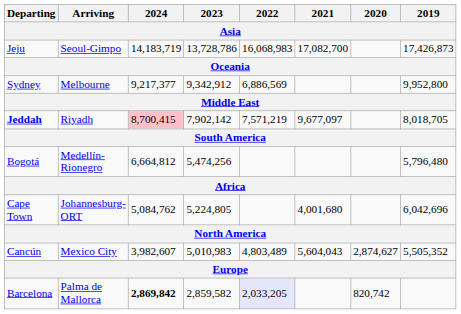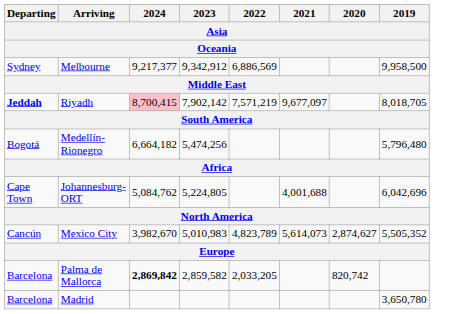- row: (91, 48)
(426, 84) 9,952,800 -> (404, 66) 9,958,500
(153, 161) 6,664,812 -> (154, 144) 6,664,182
(320, 209) 4,001,680 -> (304, 192) 4,001,688
(153, 251) 3,982,607 -> (154, 233) 3,982,670
(264, 251) 4,803,489 -> (254, 233) 4,823,789
(320, 251) 5,604,043 -> (304, 233) 5,614,073
(264, 293) lavender background -> (254, 275) no background
+ row: (77, 299)
